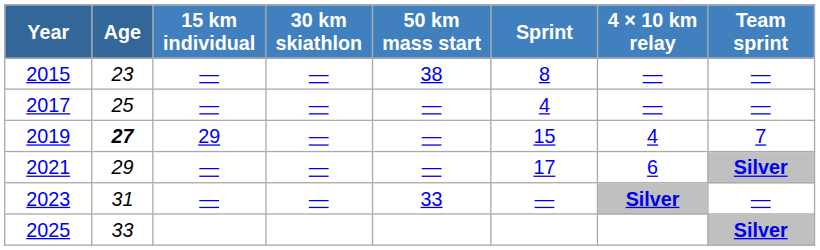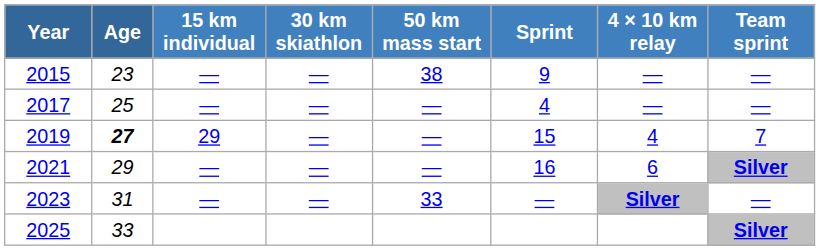(544, 74) 8 -> (544, 74) 9
(544, 168) 17 -> (544, 168) 16
